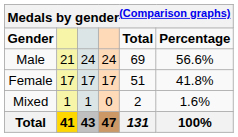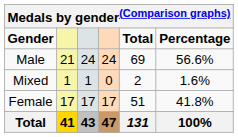rows swapped: (31, 81) <-> (31, 101)
